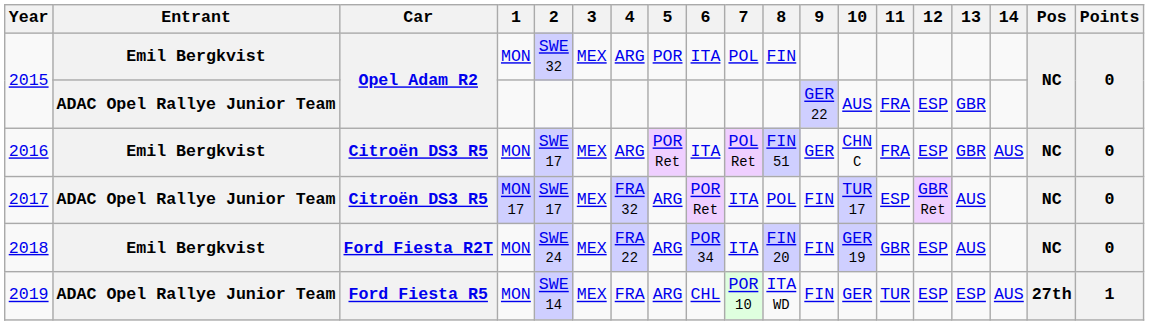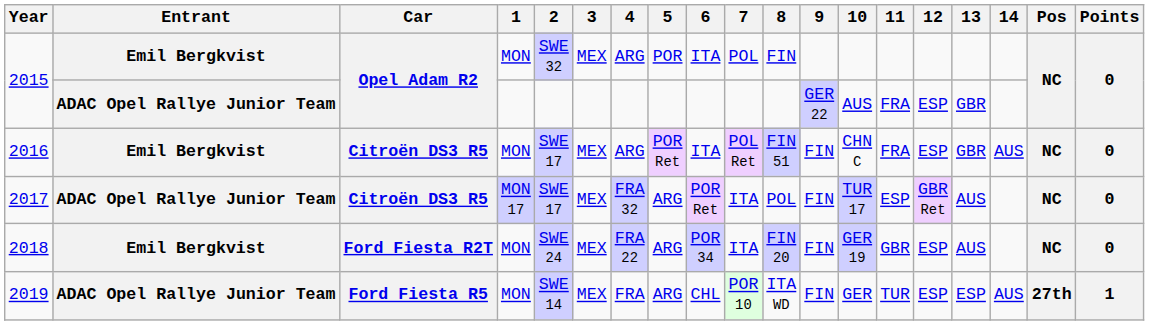(819, 152) GER -> (819, 152) FIN
